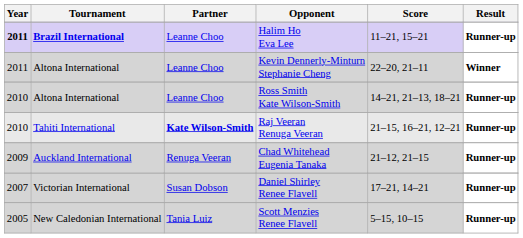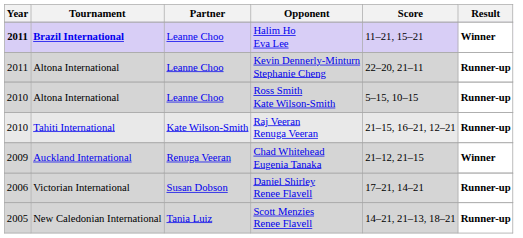(491, 37) Runner-up -> (478, 37) Winner
(483, 67) Winner -> (486, 67) Runner-up
(415, 97) 14–21, 21–13, 18–21 -> (392, 97) 5–15, 10–15
(210, 128) bold -> (207, 128) normal
(491, 158) Runner-up -> (478, 158) Winner
(18, 188) 2007 -> (18, 188) 2006
(397, 218) 5–15, 10–15 -> (410, 218) 14–21, 21–13, 18–21
